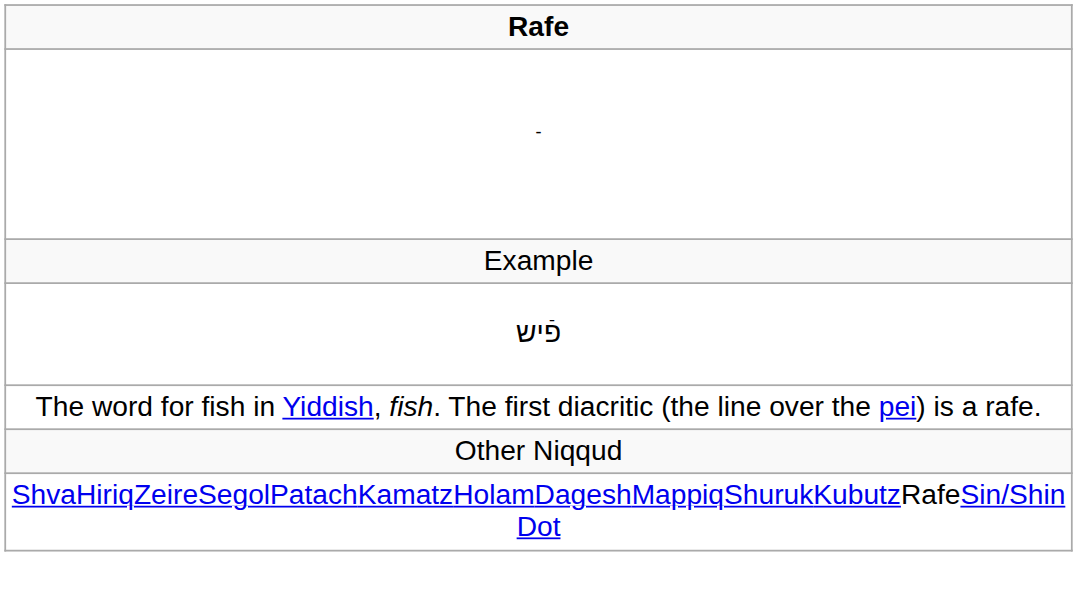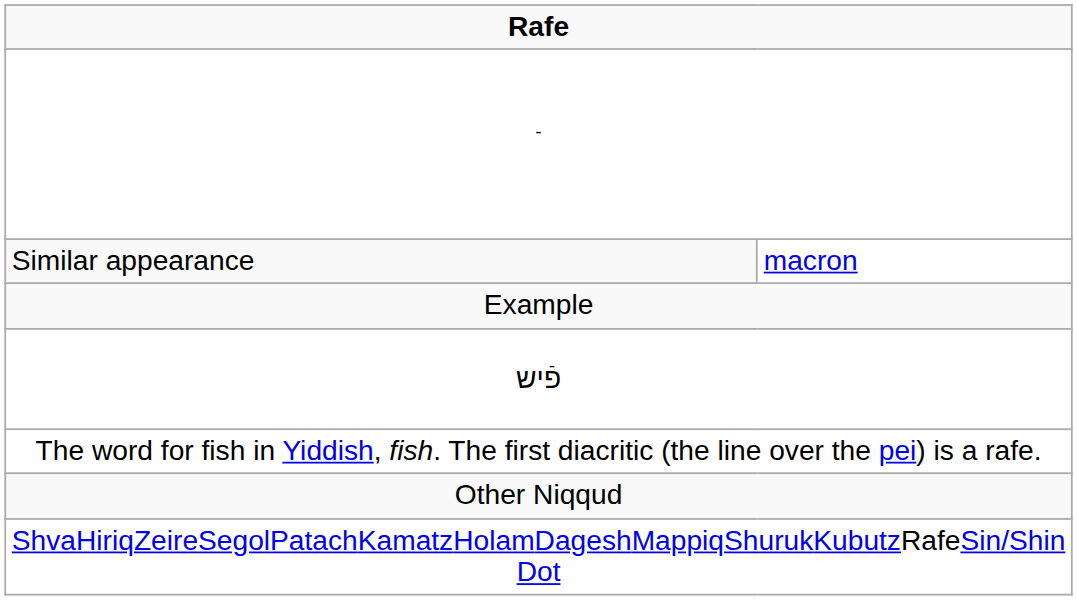+ row: (133, 260)
